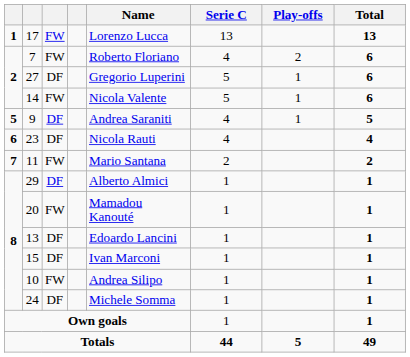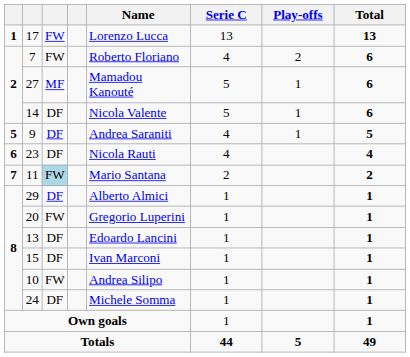(55, 77) DF -> (55, 84) MF
(137, 77) Gregorio Luperini -> (116, 84) Mamadou Kanouté
(55, 98) FW -> (55, 112) DF
(55, 160) no background -> (55, 175) lightblue background
(116, 209) Mamadou Kanouté -> (137, 216) Gregorio Luperini
